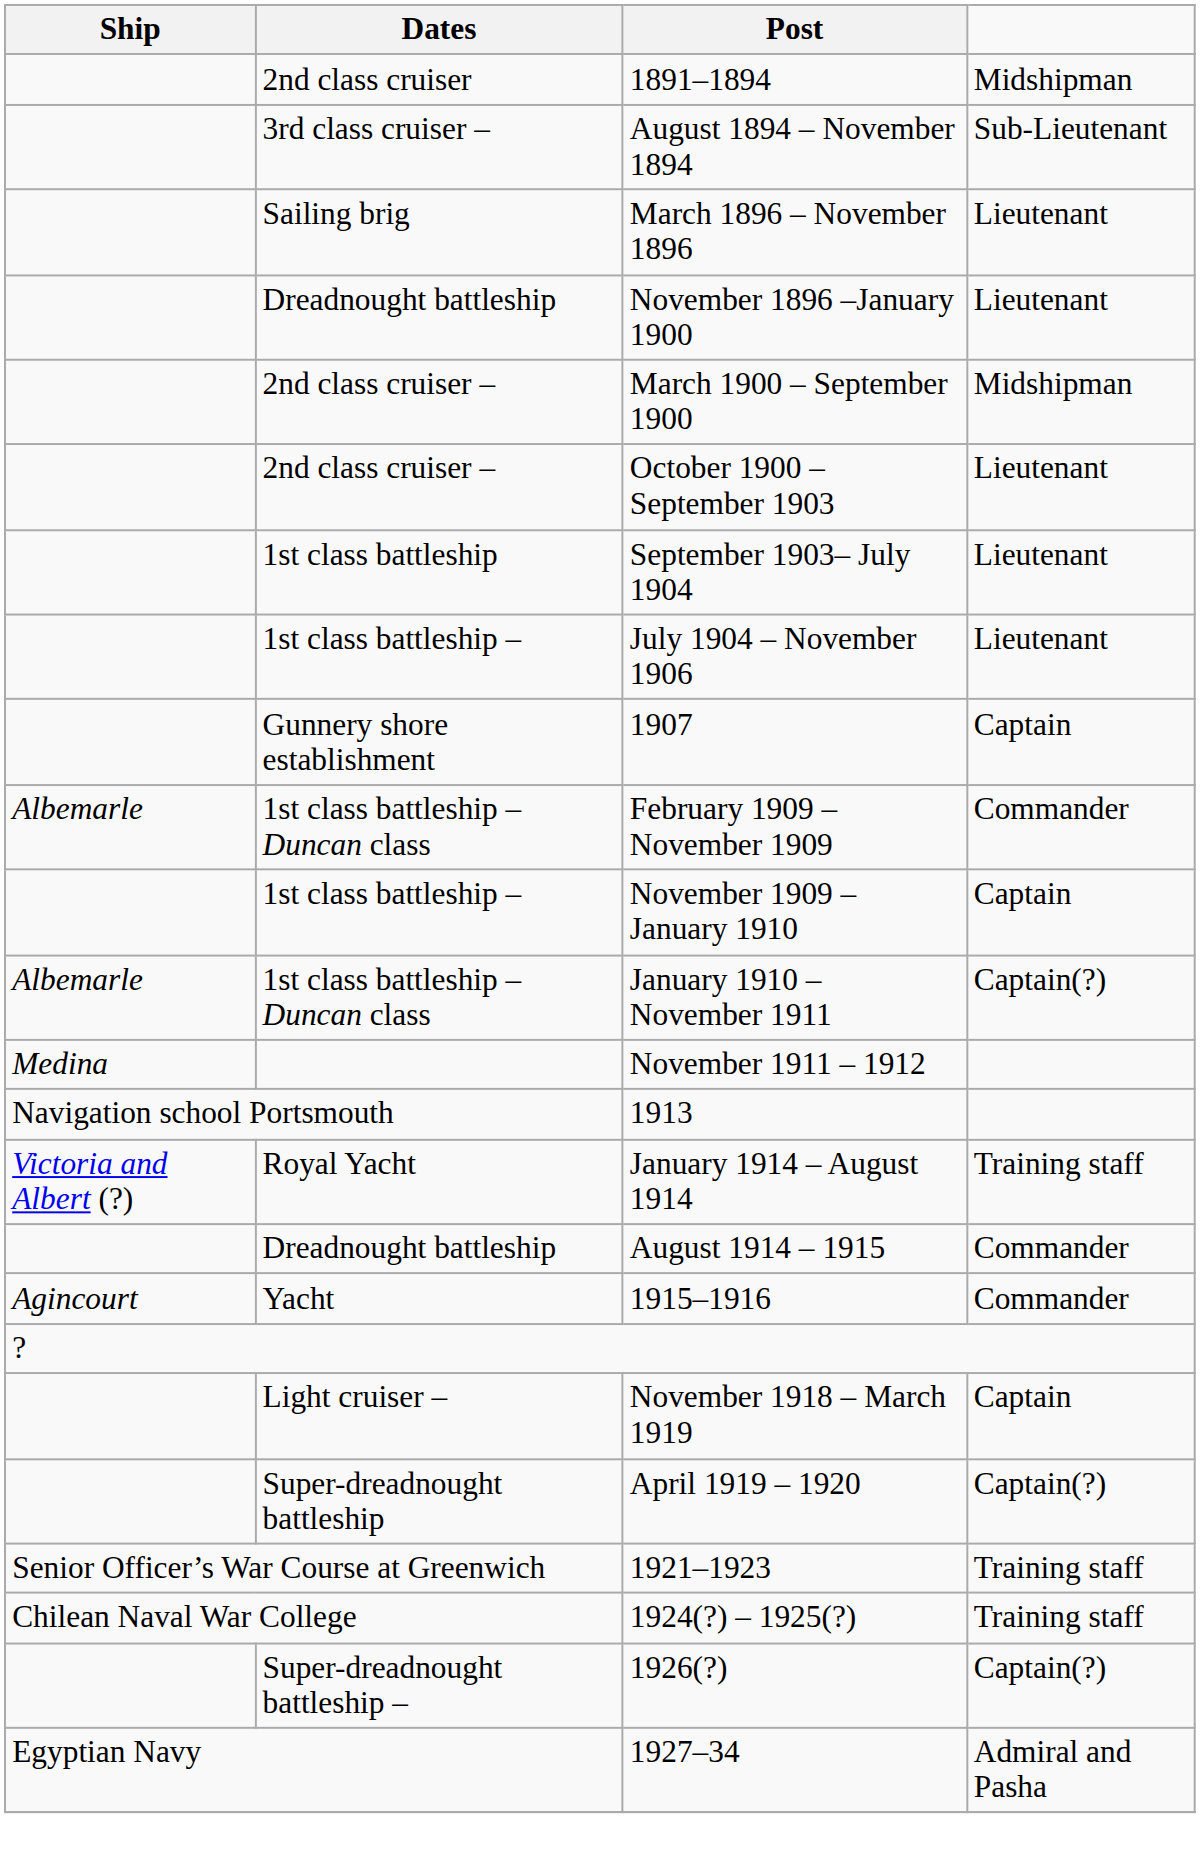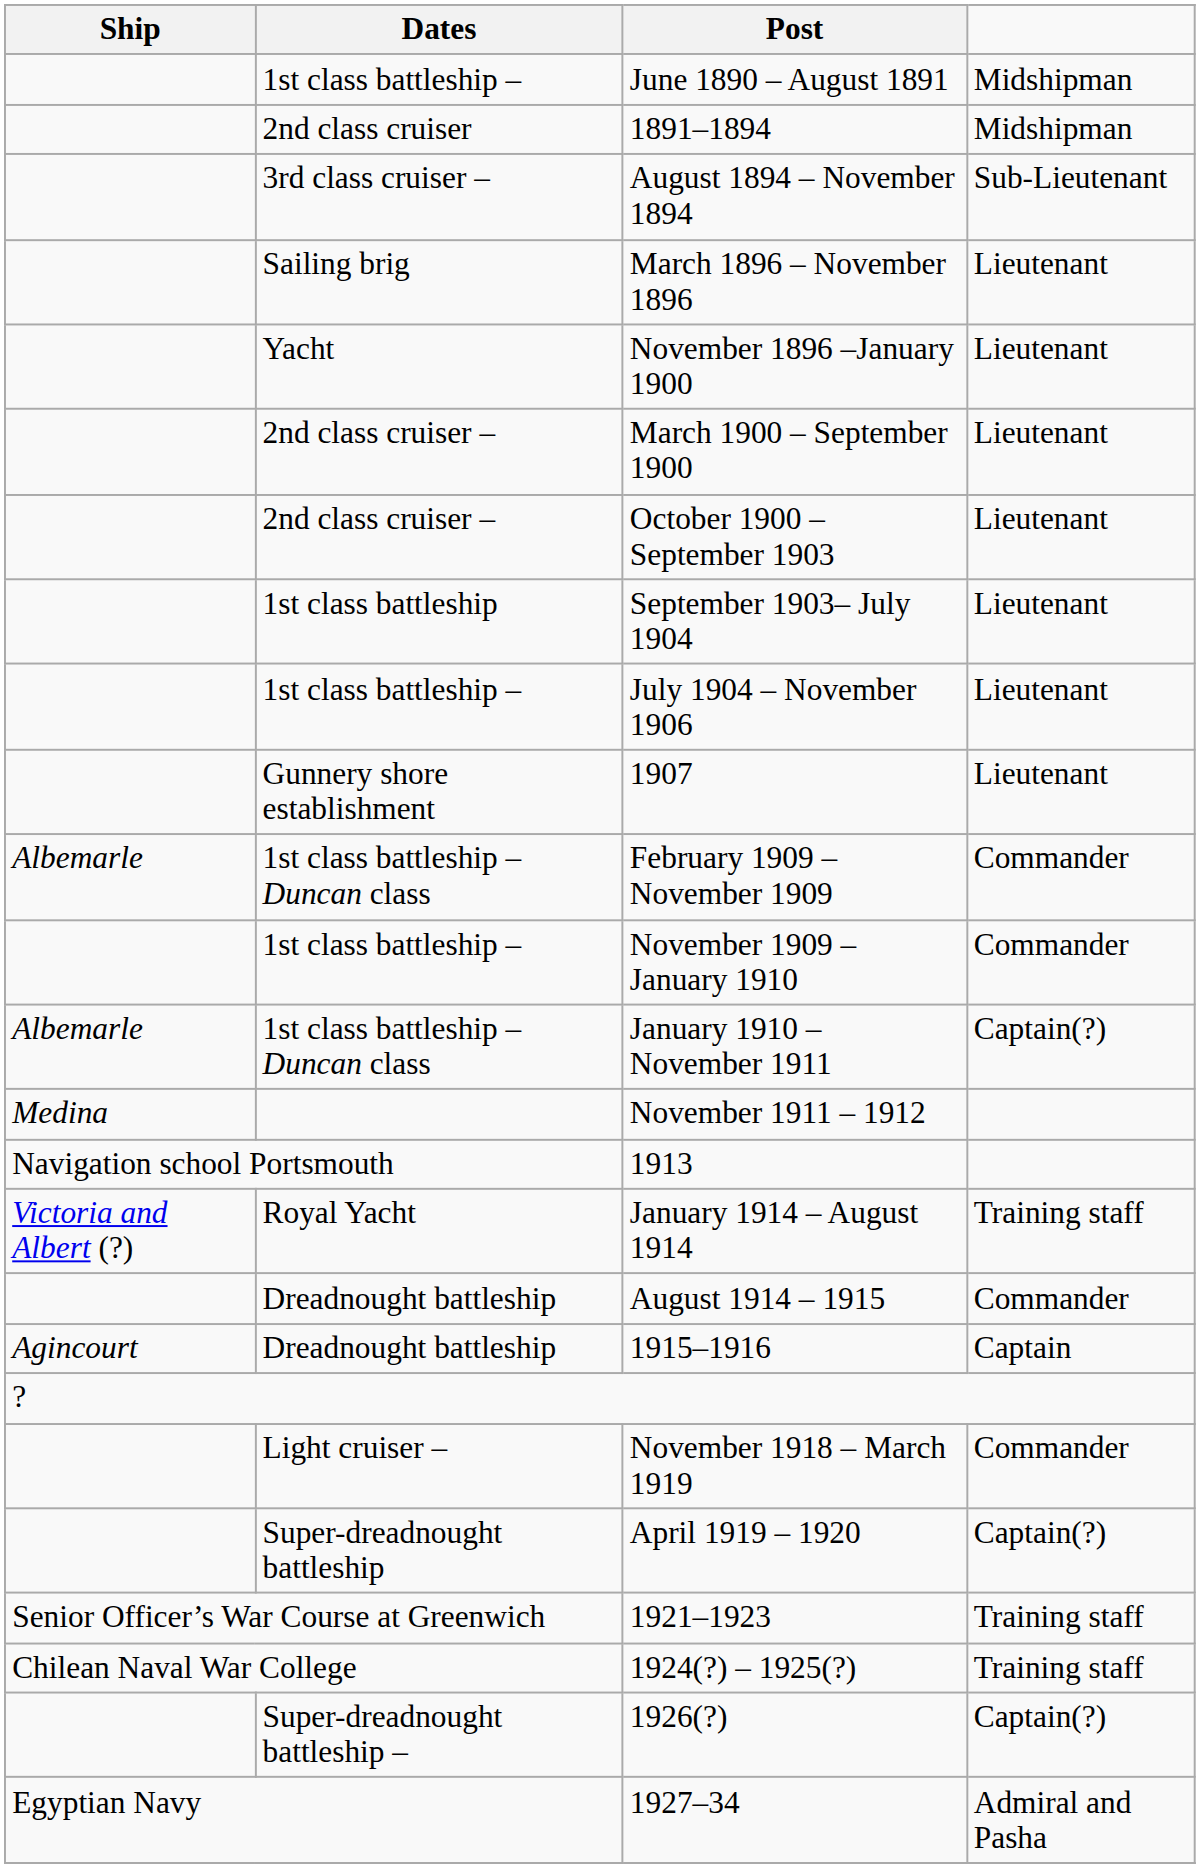+ row: (789, 79)
(409, 298) Dreadnought battleship -> (298, 348) Yacht
(1053, 383) Midshipman -> (1041, 433) Lieutenant
(1023, 723) Captain -> (1041, 773) Lieutenant
(1023, 893) Captain -> (1051, 943) Commander
(298, 1298) Yacht -> (409, 1347) Dreadnought battleship
(1051, 1298) Commander -> (1023, 1347) Captain
(1023, 1397) Captain -> (1051, 1447) Commander
